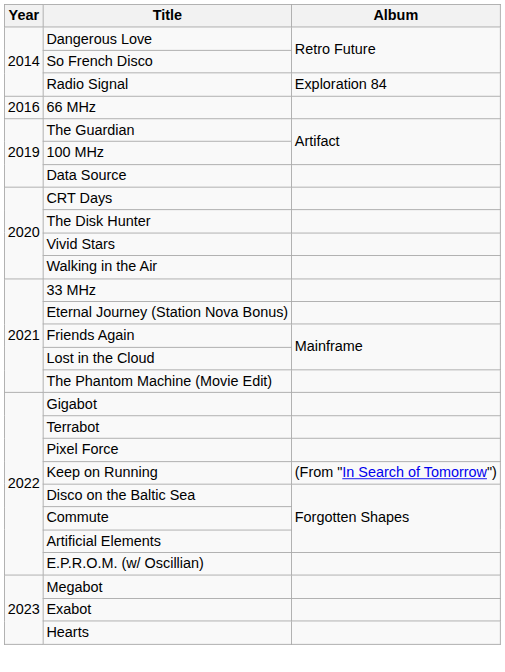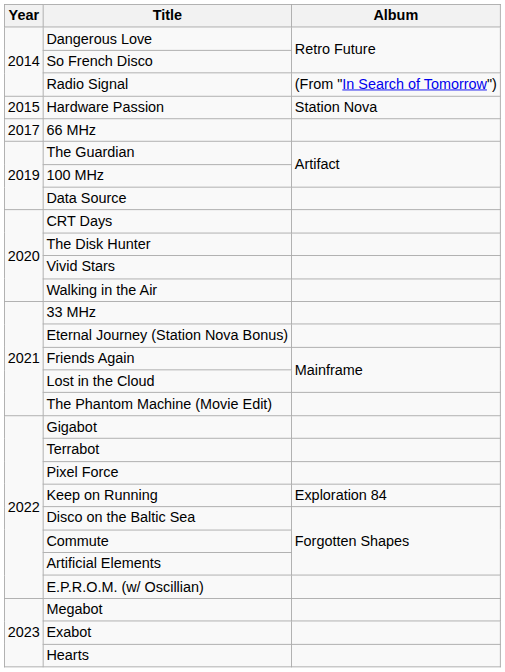(341, 84) Exploration 84 -> (396, 84) (From "In Search of Tomorrow")
+ row: (105, 107)
(24, 107) 2016 -> (24, 130) 2017
(396, 472) (From "In Search of Tomorrow") -> (341, 495) Exploration 84
